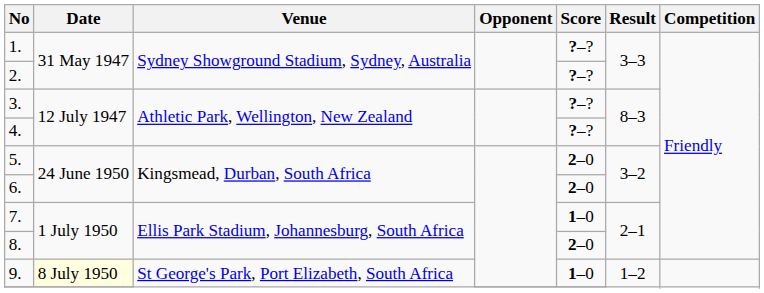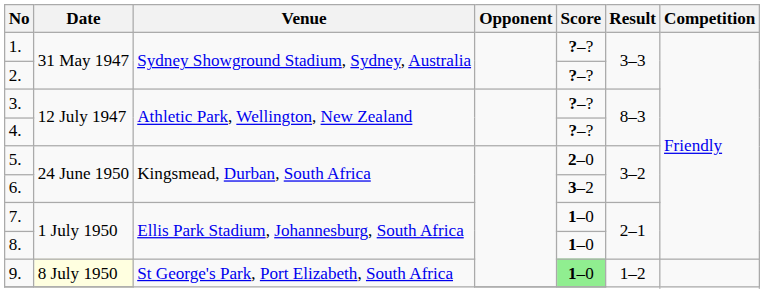(581, 187) 2–0 -> (581, 187) 3–2
(581, 244) 2–0 -> (581, 244) 1–0
(581, 272) no background -> (581, 272) lightgreen background
